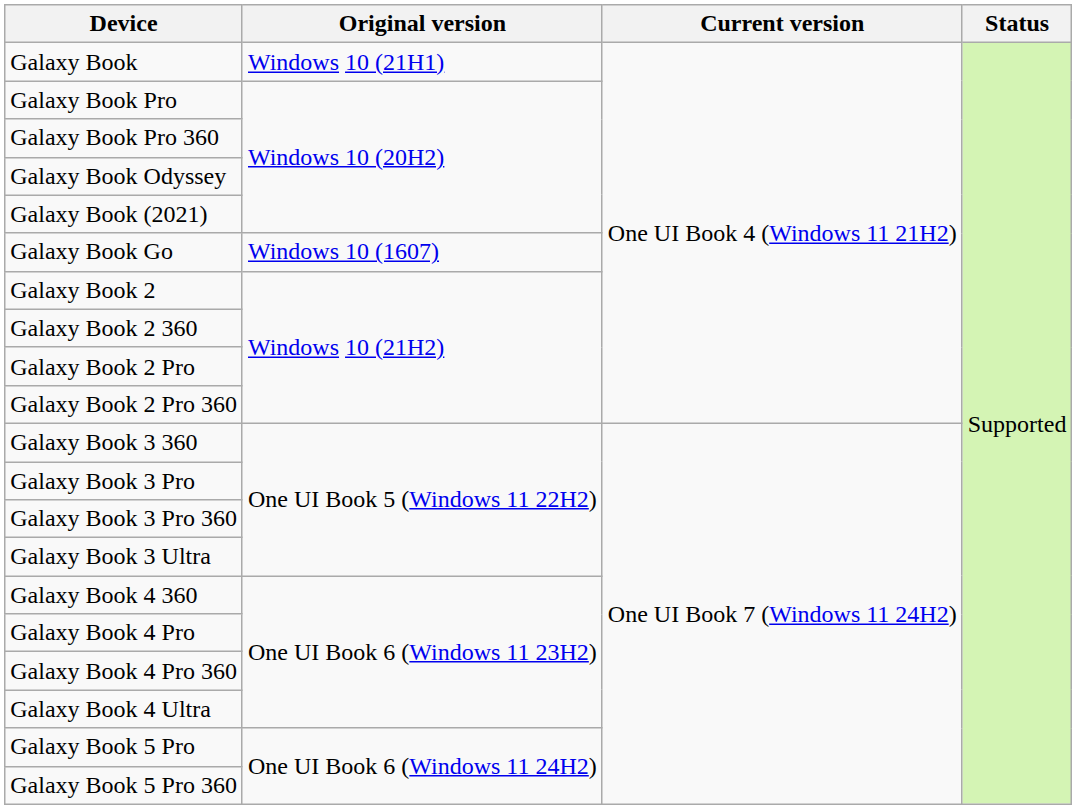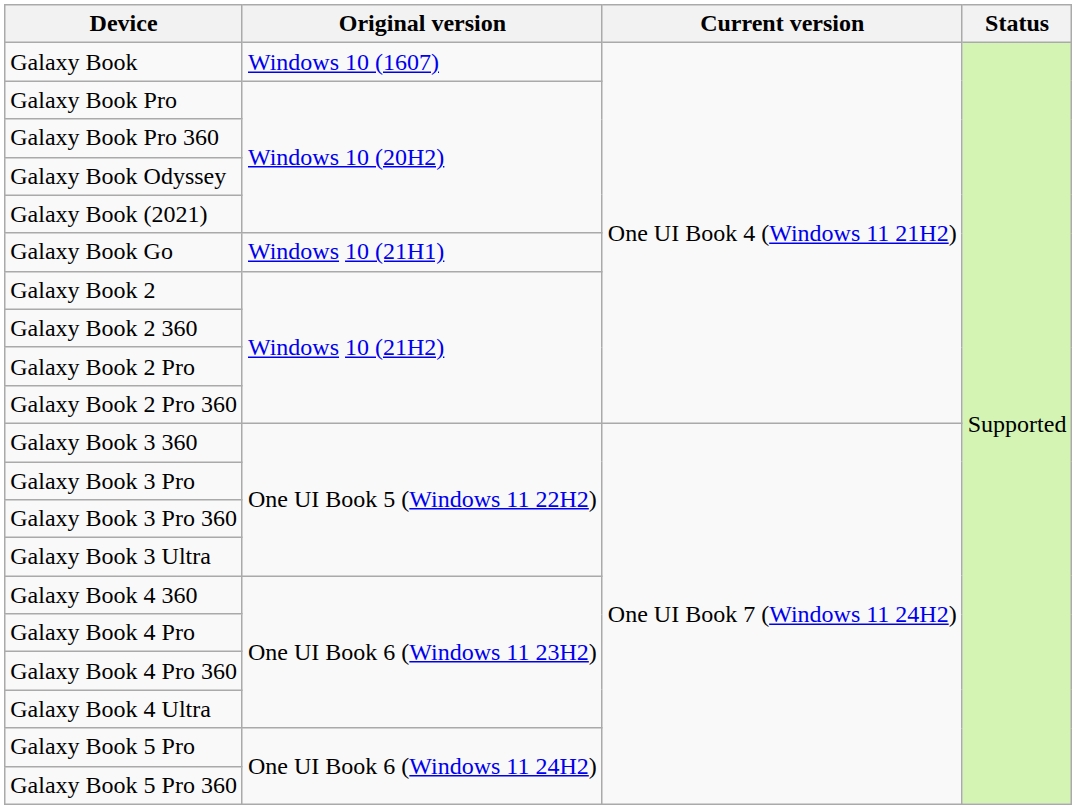(346, 61) Windows 10 (21H1) -> (344, 61) Windows 10 (1607)
(344, 251) Windows 10 (1607) -> (346, 251) Windows 10 (21H1)
